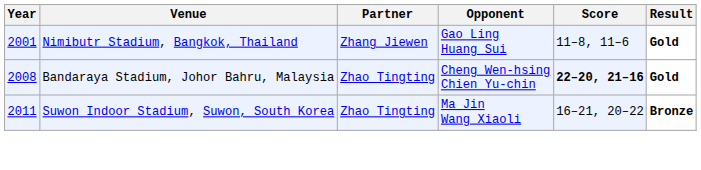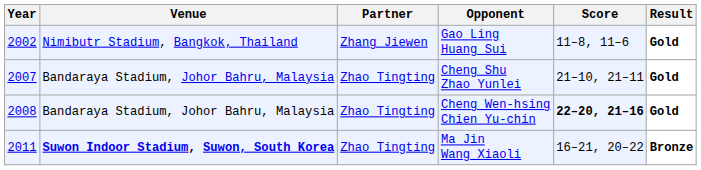(22, 42) 2001 -> (22, 42) 2002
+ row: (481, 77)
(188, 112) normal -> (188, 147) bold
